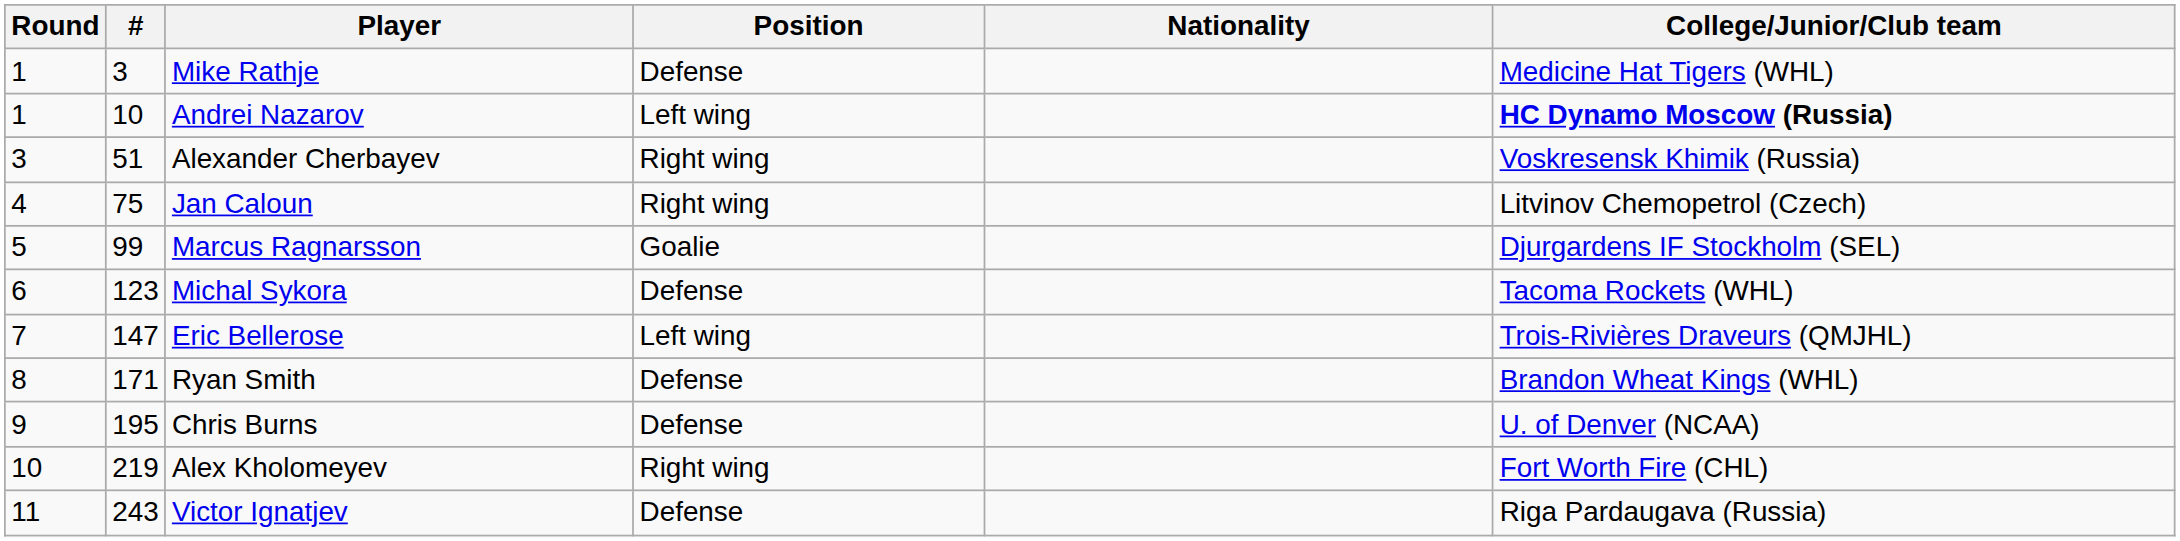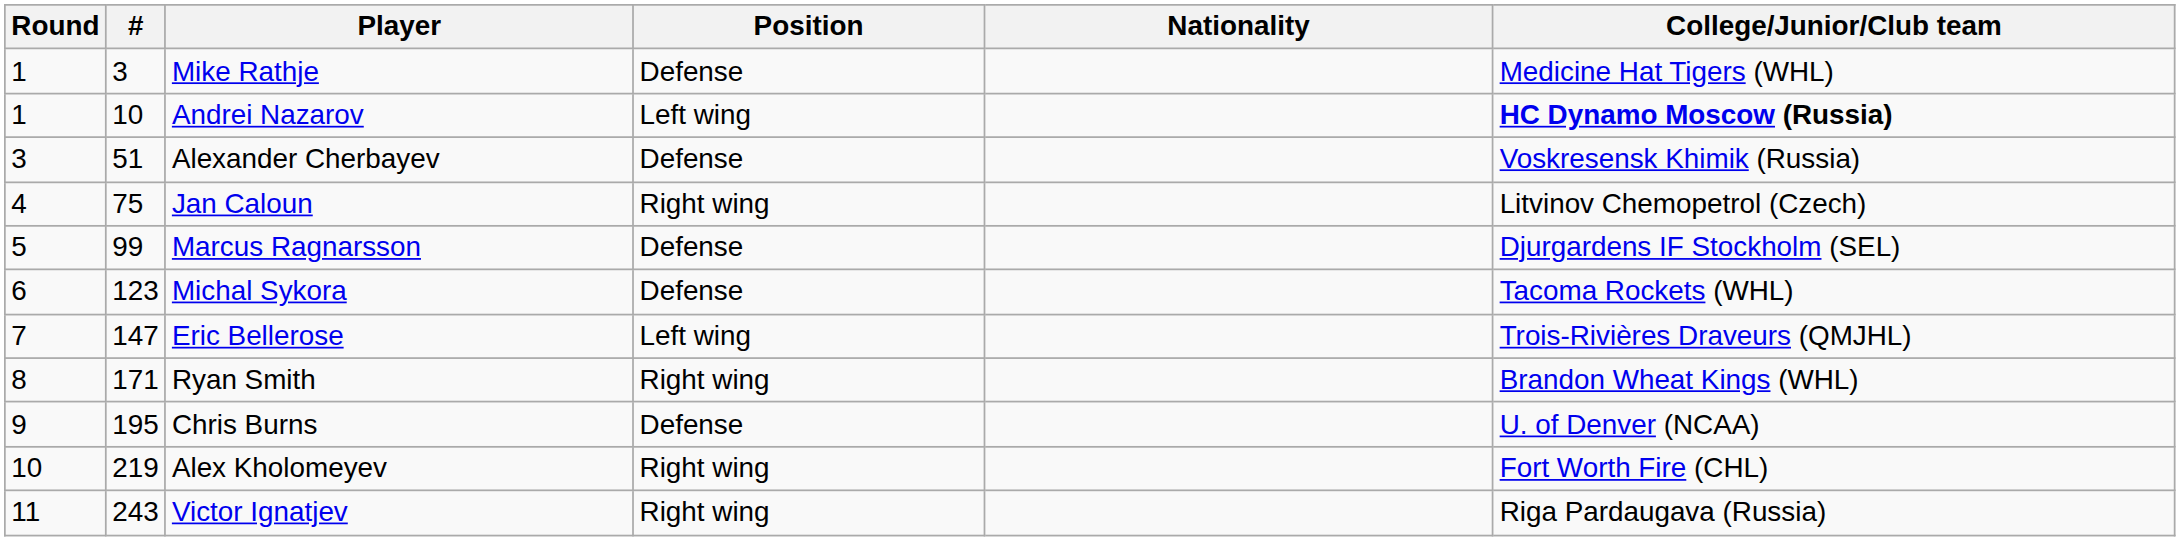(705, 159) Right wing -> (691, 159) Defense
(680, 247) Goalie -> (691, 247) Defense
(691, 379) Defense -> (705, 379) Right wing
(691, 512) Defense -> (705, 512) Right wing
